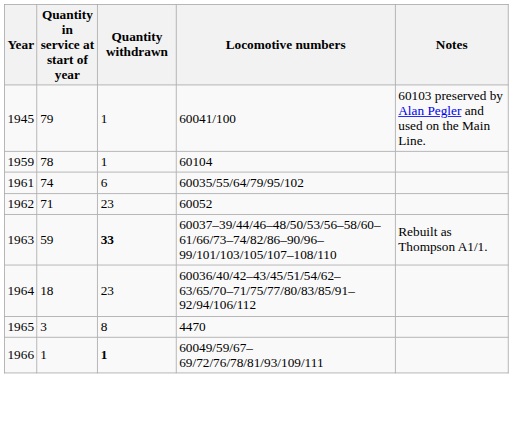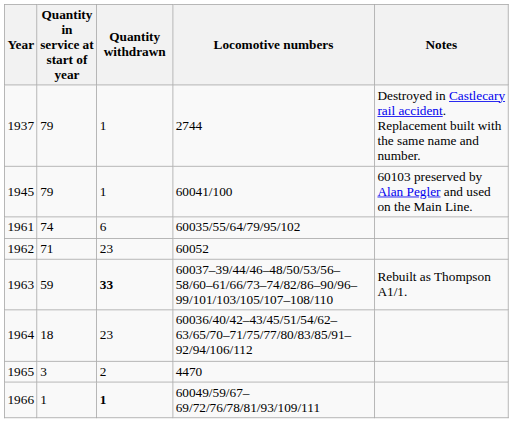+ row: (21, 125)
- row: (21, 161)
(104, 326) 8 -> (103, 371) 2
